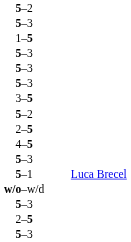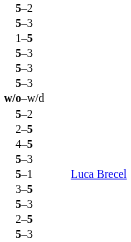rows swapped: (24, 189) <-> (24, 98)
